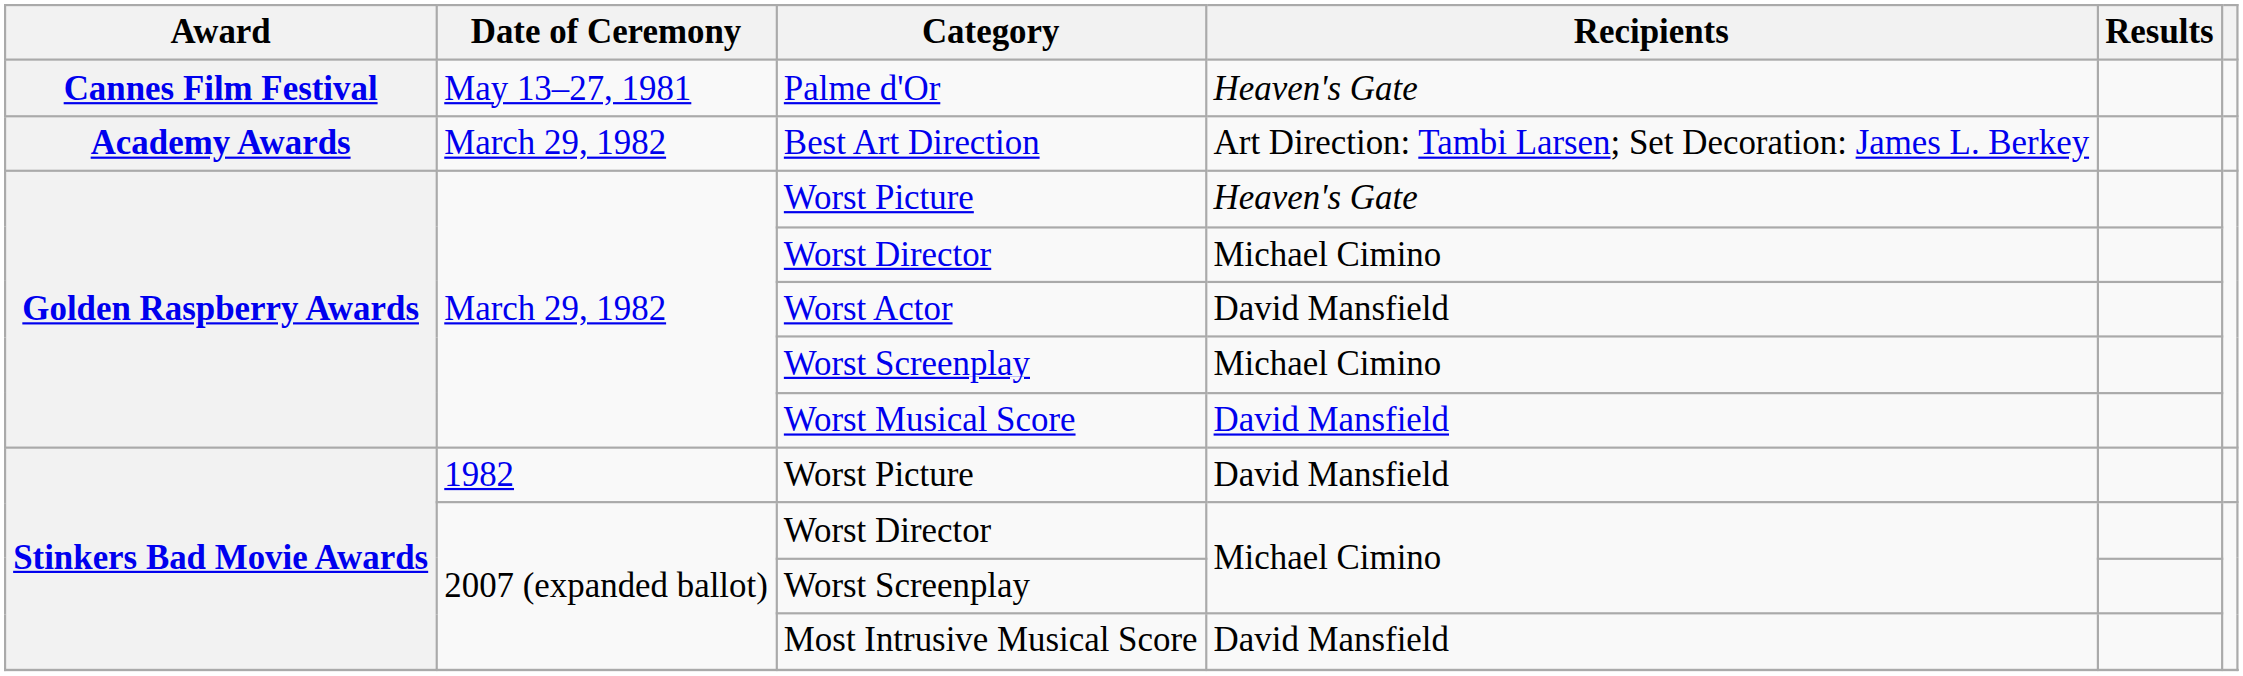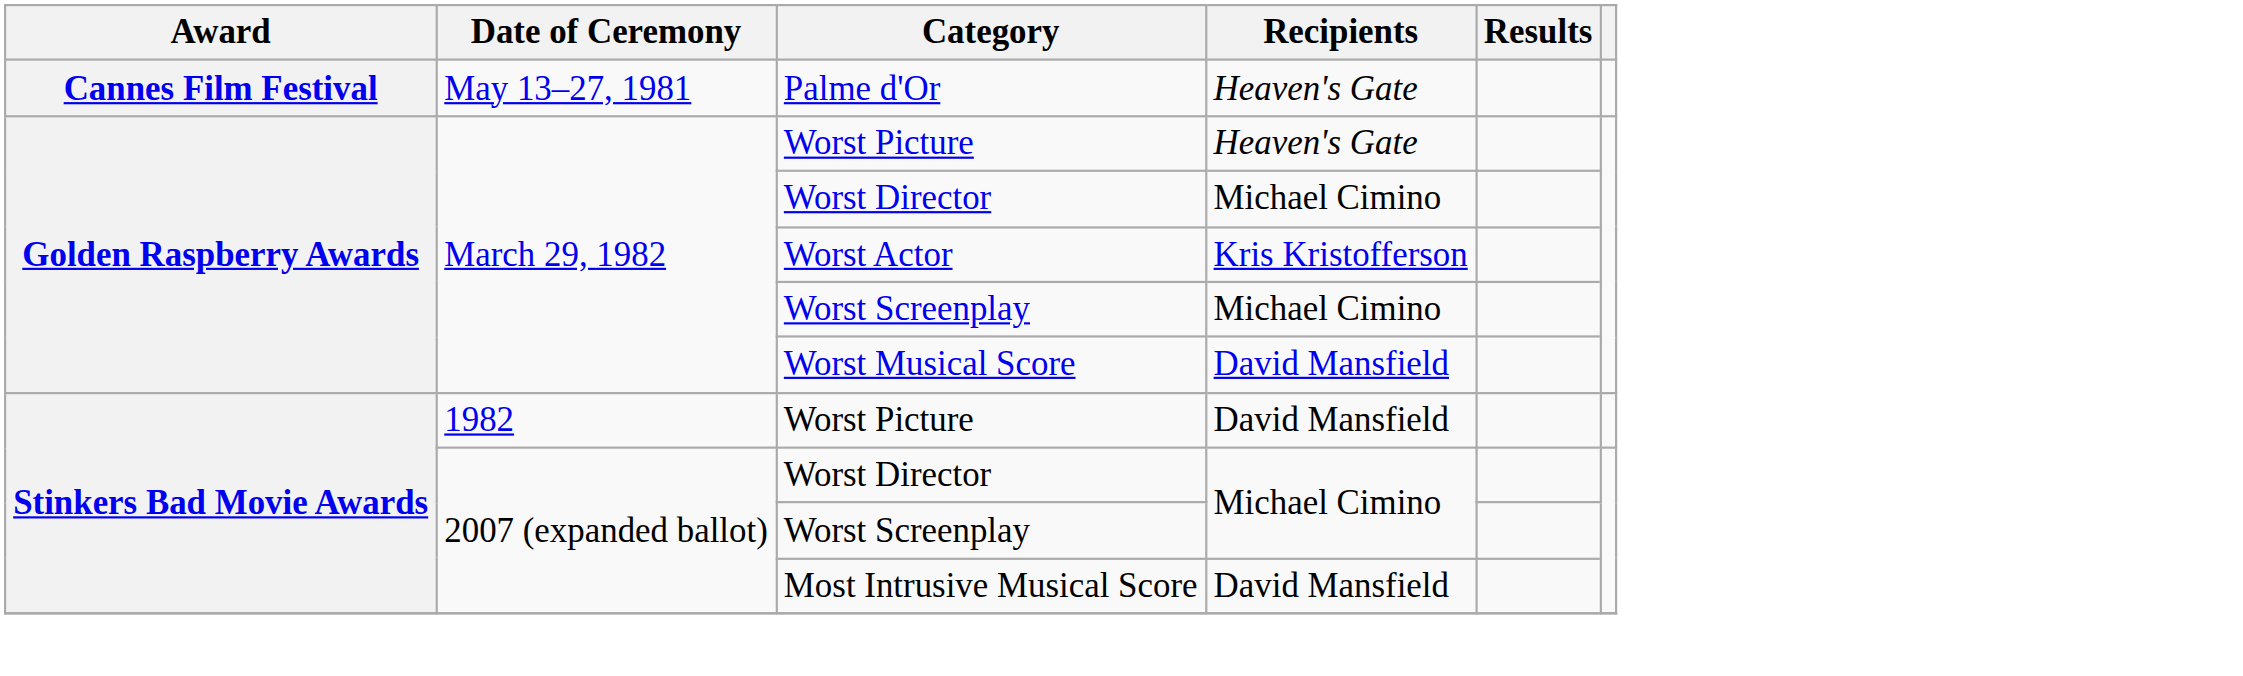- row: (221, 142)
(1331, 308) David Mansfield -> (1341, 253) Kris Kristofferson
